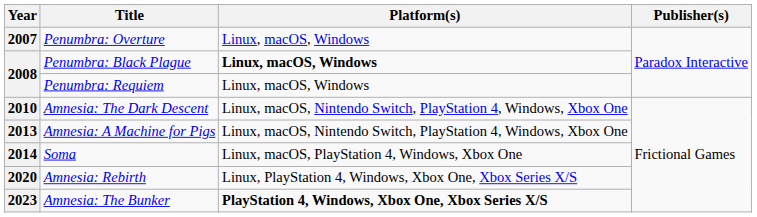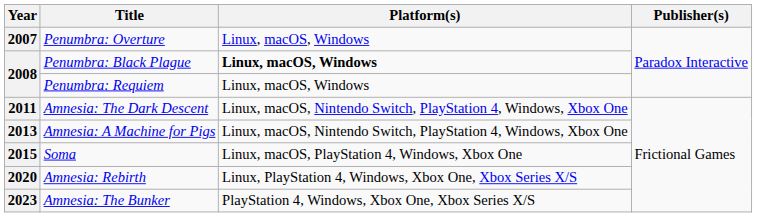(22, 108) 2010 -> (22, 108) 2011
(22, 154) 2014 -> (22, 154) 2015
(385, 200) bold -> (379, 200) normal
